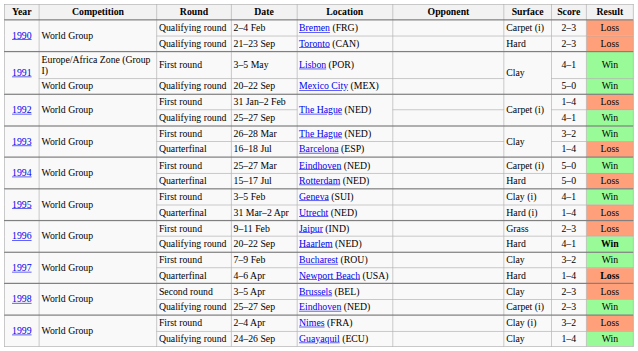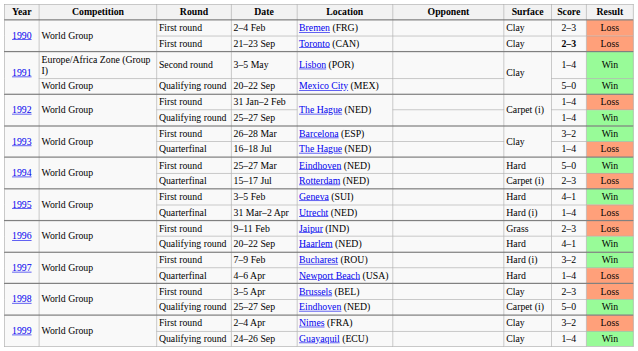(193, 28) Qualifying round -> (180, 28) First round
(525, 28) Carpet (i) -> (516, 28) Clay
(193, 43) Qualifying round -> (180, 43) First round
(516, 43) Hard -> (516, 43) Clay
(569, 43) normal -> (569, 43) bold
(180, 65) First round -> (186, 65) Second round
(569, 65) 4–1 -> (569, 65) 1–4
(569, 117) 4–1 -> (569, 117) 1–4
(335, 134) The Hague (NED) -> (332, 134) Barcelona (ESP)
(332, 149) Barcelona (ESP) -> (335, 149) The Hague (NED)
(525, 165) Carpet (i) -> (516, 165) Hard
(516, 181) Hard -> (525, 181) Carpet (i)
(569, 181) 5–0 -> (569, 181) 2–3
(521, 197) Clay (i) -> (516, 197) Hard
(610, 244) bold -> (610, 244) normal
(516, 260) Clay -> (522, 260) Hard (i)
(610, 275) bold -> (610, 275) normal
(186, 291) Second round -> (180, 291) First round
(569, 307) 2–3 -> (569, 307) 5–0
(521, 323) Clay (i) -> (516, 323) Clay
